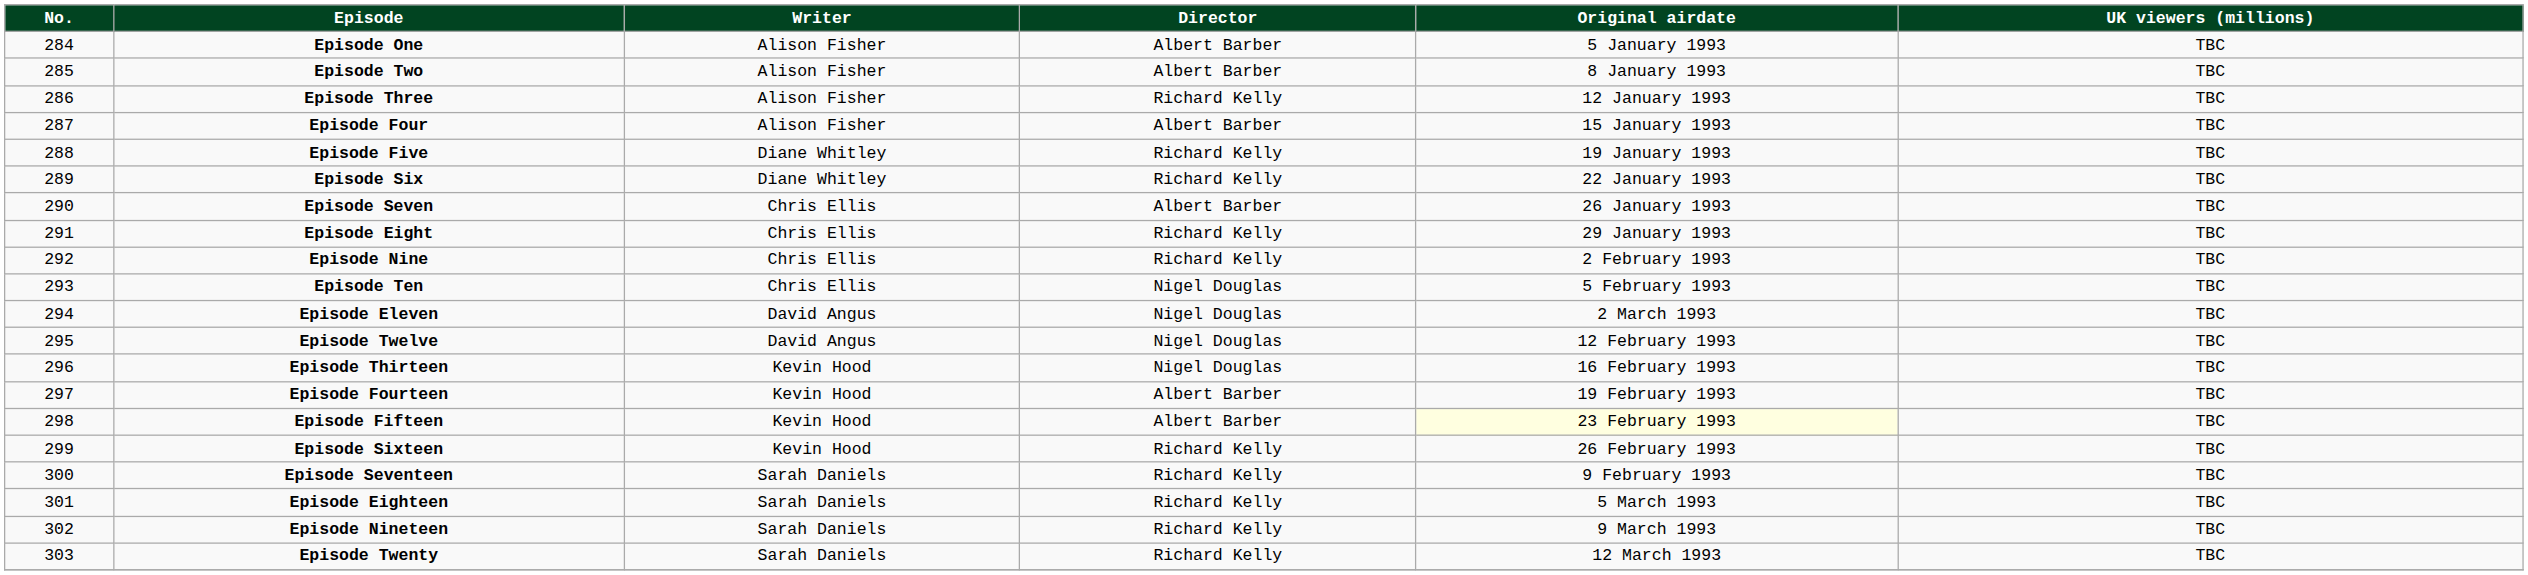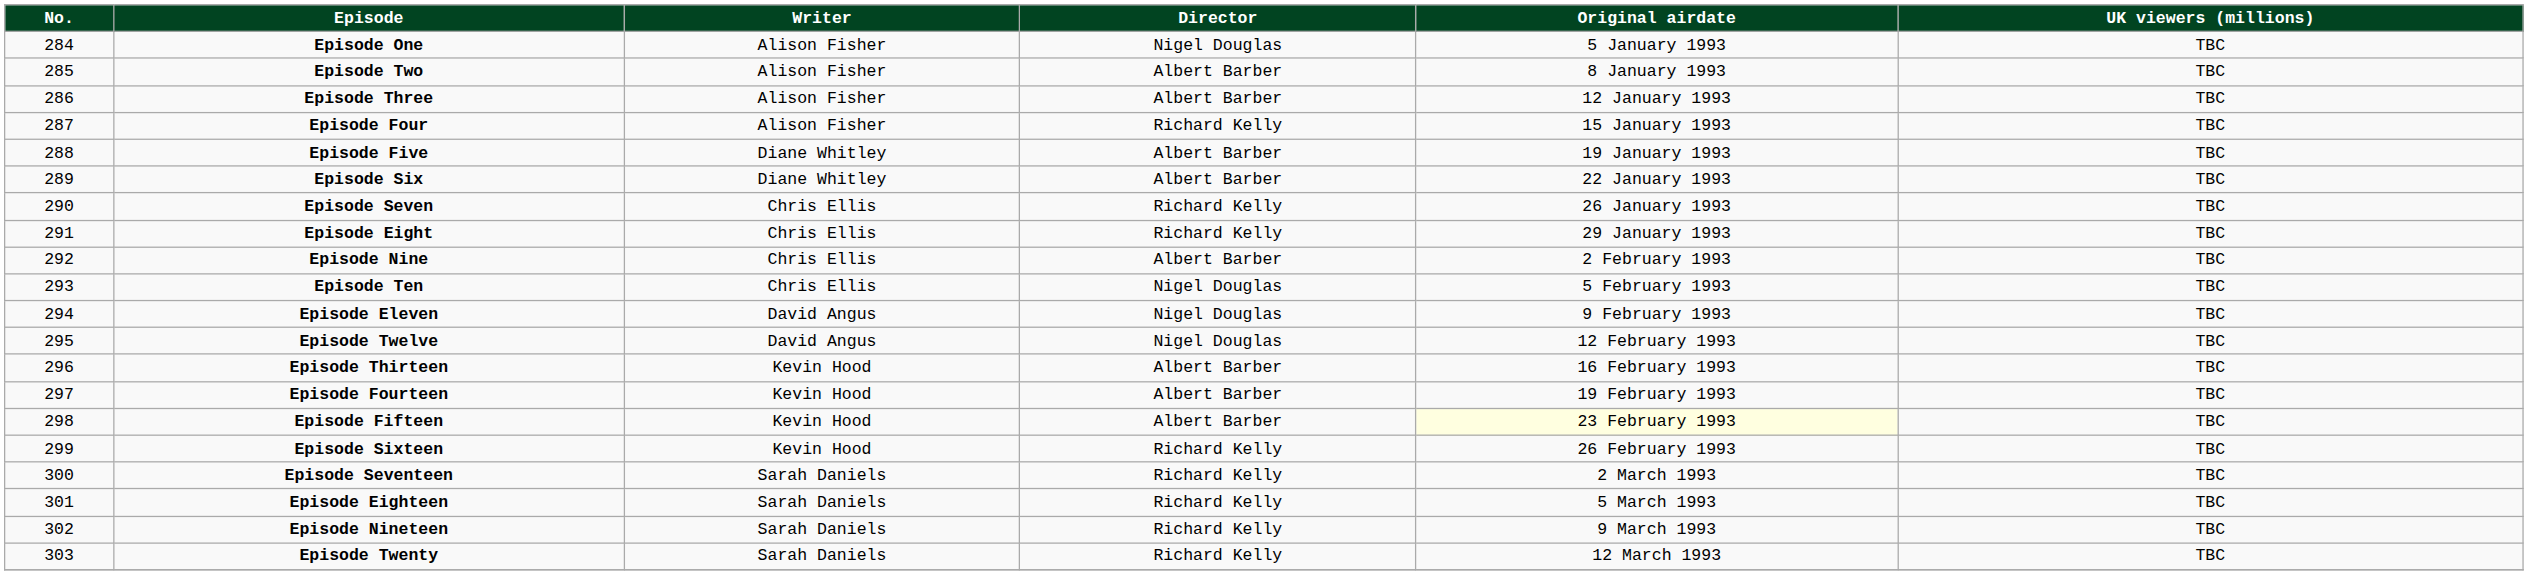(1218, 45) Albert Barber -> (1218, 45) Nigel Douglas
(1218, 99) Richard Kelly -> (1218, 99) Albert Barber
(1218, 126) Albert Barber -> (1218, 126) Richard Kelly
(1218, 153) Richard Kelly -> (1218, 153) Albert Barber
(1218, 180) Richard Kelly -> (1218, 180) Albert Barber
(1218, 206) Albert Barber -> (1218, 206) Richard Kelly
(1218, 260) Richard Kelly -> (1218, 260) Albert Barber
(1657, 314) 2 March 1993 -> (1657, 314) 9 February 1993
(1218, 368) Nigel Douglas -> (1218, 368) Albert Barber
(1657, 476) 9 February 1993 -> (1657, 476) 2 March 1993
